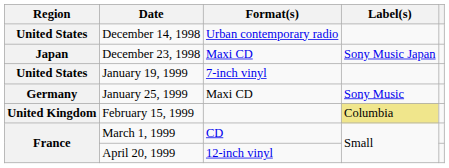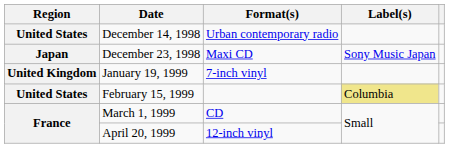(52, 73) United States -> (52, 73) United Kingdom
- row: (145, 93)
(52, 113) United Kingdom -> (52, 93) United States
